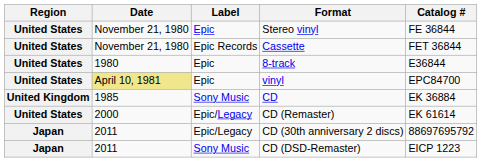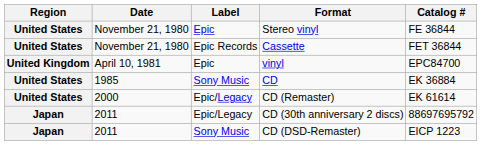- row: (279, 64)
(48, 81) United States -> (48, 64) United Kingdom
(128, 81) khaki background -> (128, 64) no background
(48, 98) United Kingdom -> (48, 81) United States
